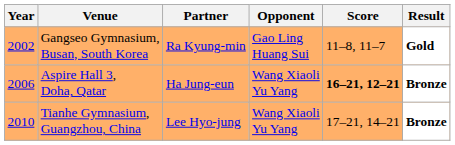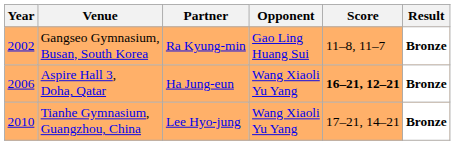(420, 45) Gold -> (426, 45) Bronze
